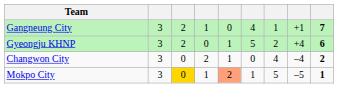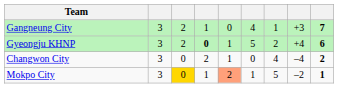(299, 28) +1 -> (299, 28) +3
(206, 43) normal -> (206, 43) bold
(299, 75) –5 -> (299, 75) –2
